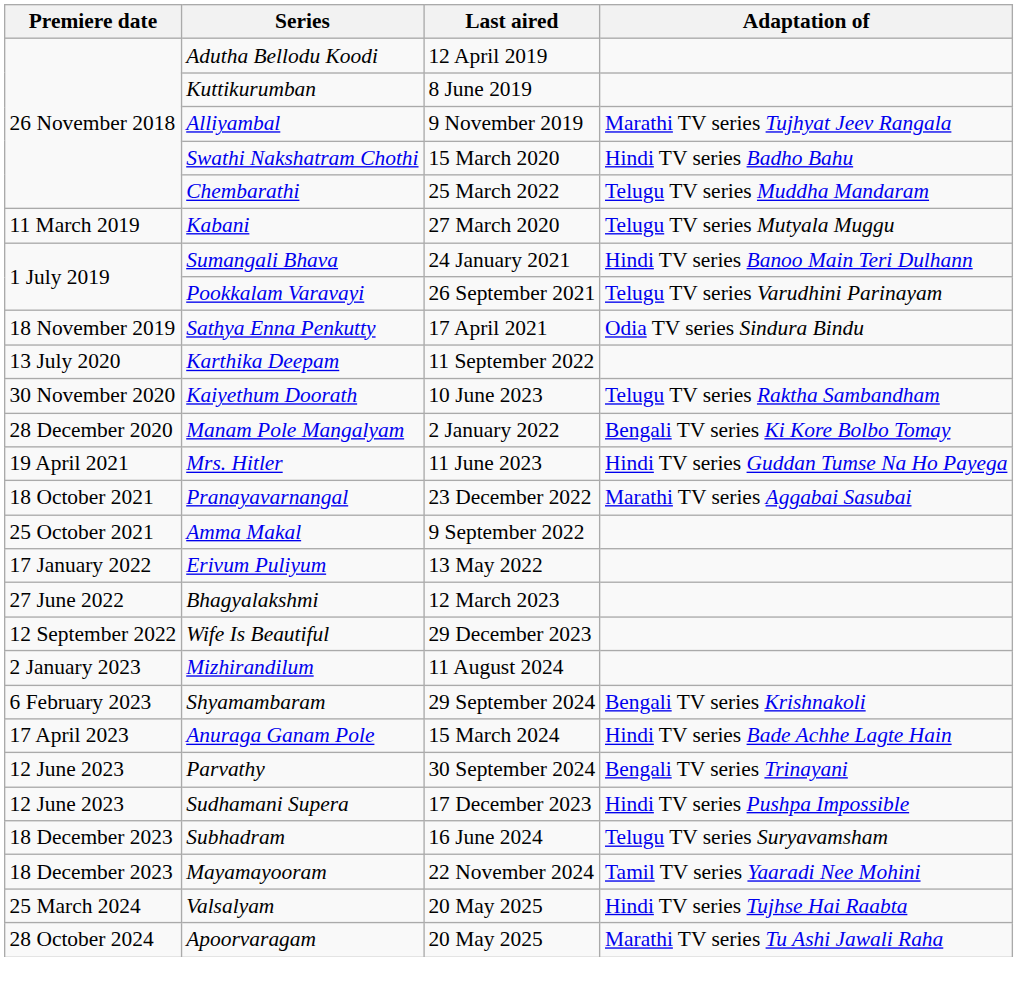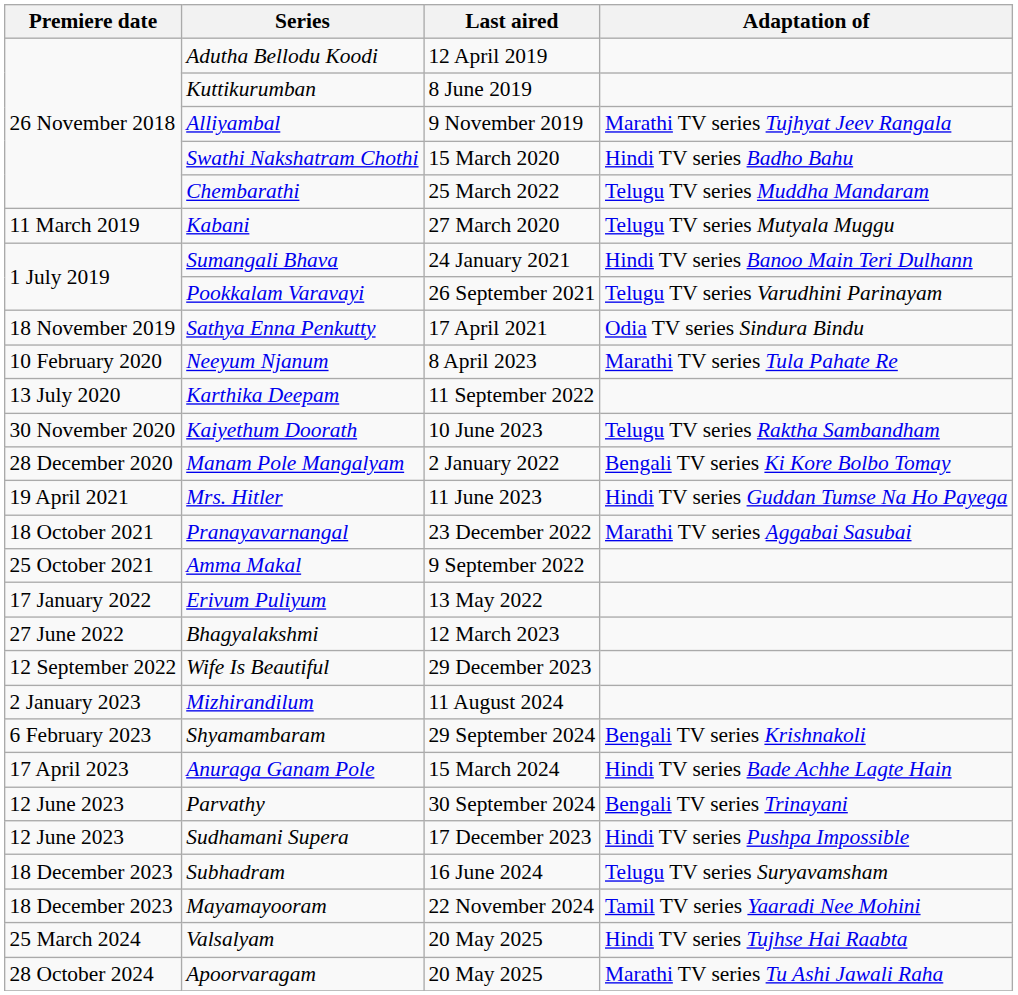+ row: (257, 361)
